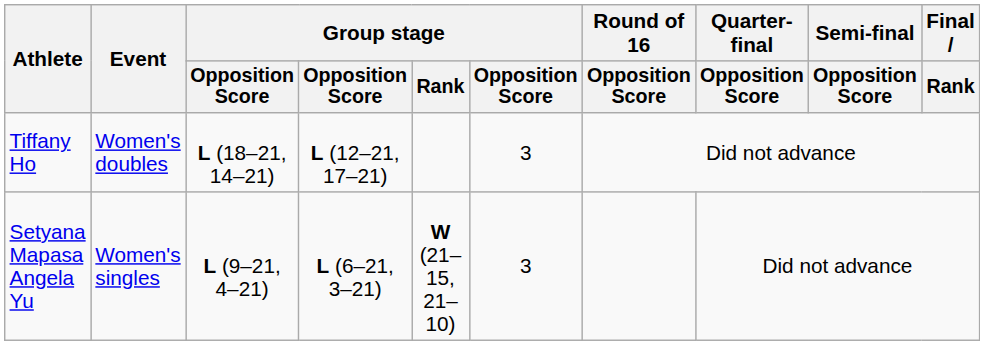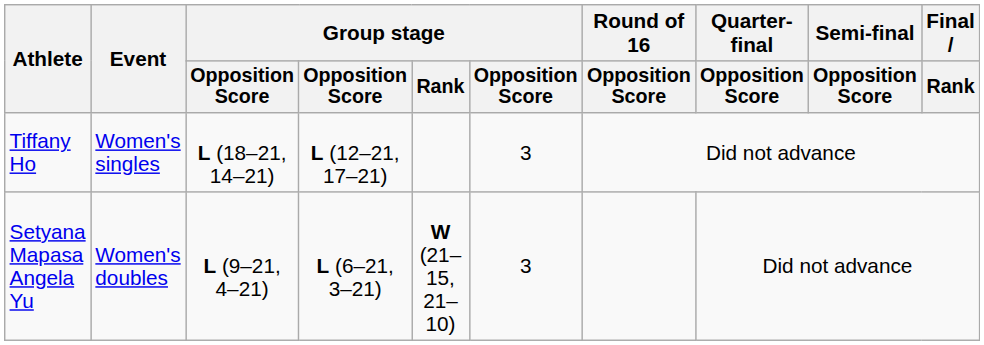(138, 153) Women's doubles -> (138, 153) Women's singles
(138, 266) Women's singles -> (138, 266) Women's doubles
